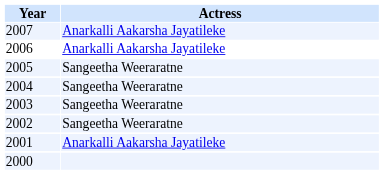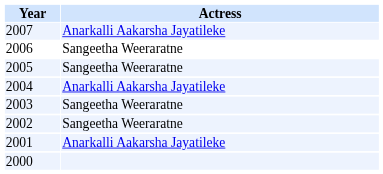(144, 49) Anarkalli Aakarsha Jayatileke -> (123, 49) Sangeetha Weeraratne
(123, 86) Sangeetha Weeraratne -> (144, 86) Anarkalli Aakarsha Jayatileke
